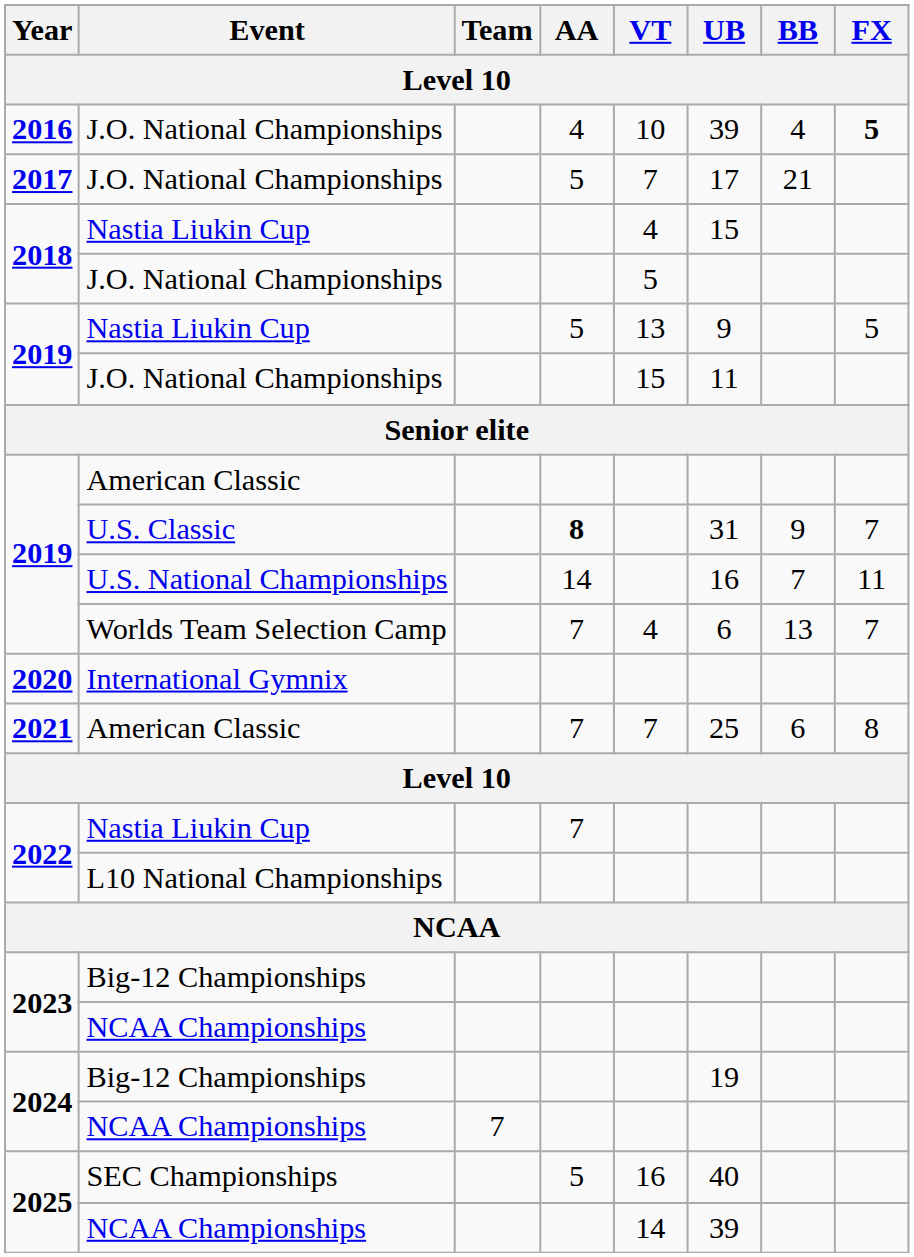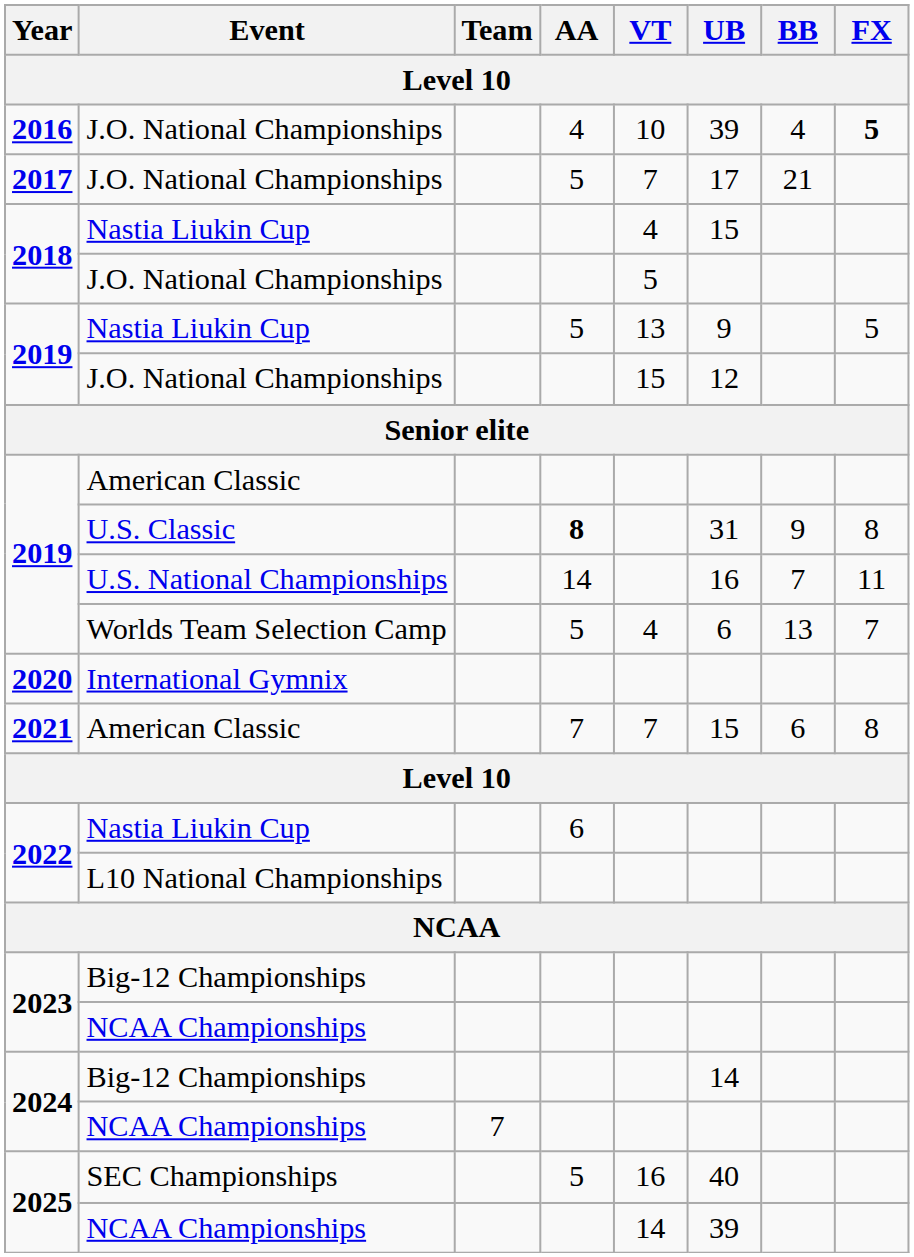(724, 378) 11 -> (724, 378) 12
(872, 528) 7 -> (872, 528) 8
(577, 628) 7 -> (577, 628) 5
(724, 727) 25 -> (724, 727) 15
(577, 827) 7 -> (577, 827) 6
(724, 1076) 19 -> (724, 1076) 14
